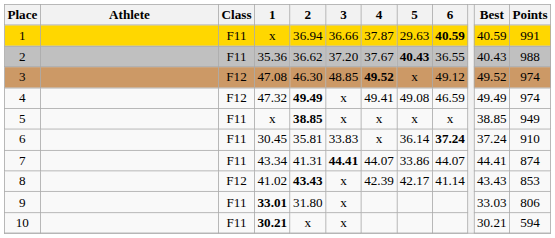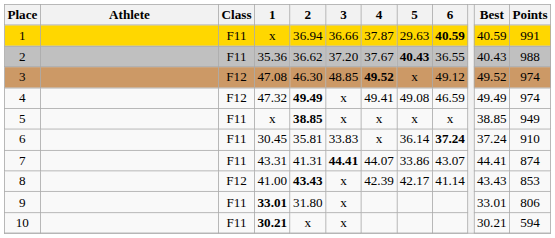(272, 160) 43.34 -> (272, 160) 43.31
(450, 160) 44.07 -> (450, 160) 43.07
(272, 181) 41.02 -> (272, 181) 41.00
(492, 202) 33.03 -> (492, 202) 33.01
